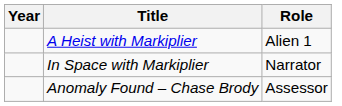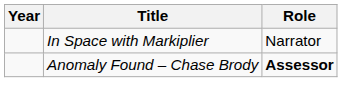- row: (122, 40)
(297, 88) normal -> (300, 64) bold
